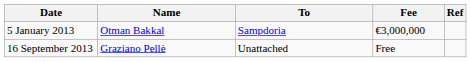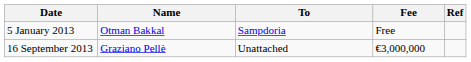(400, 30) €3,000,000 -> (385, 30) Free
(385, 48) Free -> (400, 48) €3,000,000
